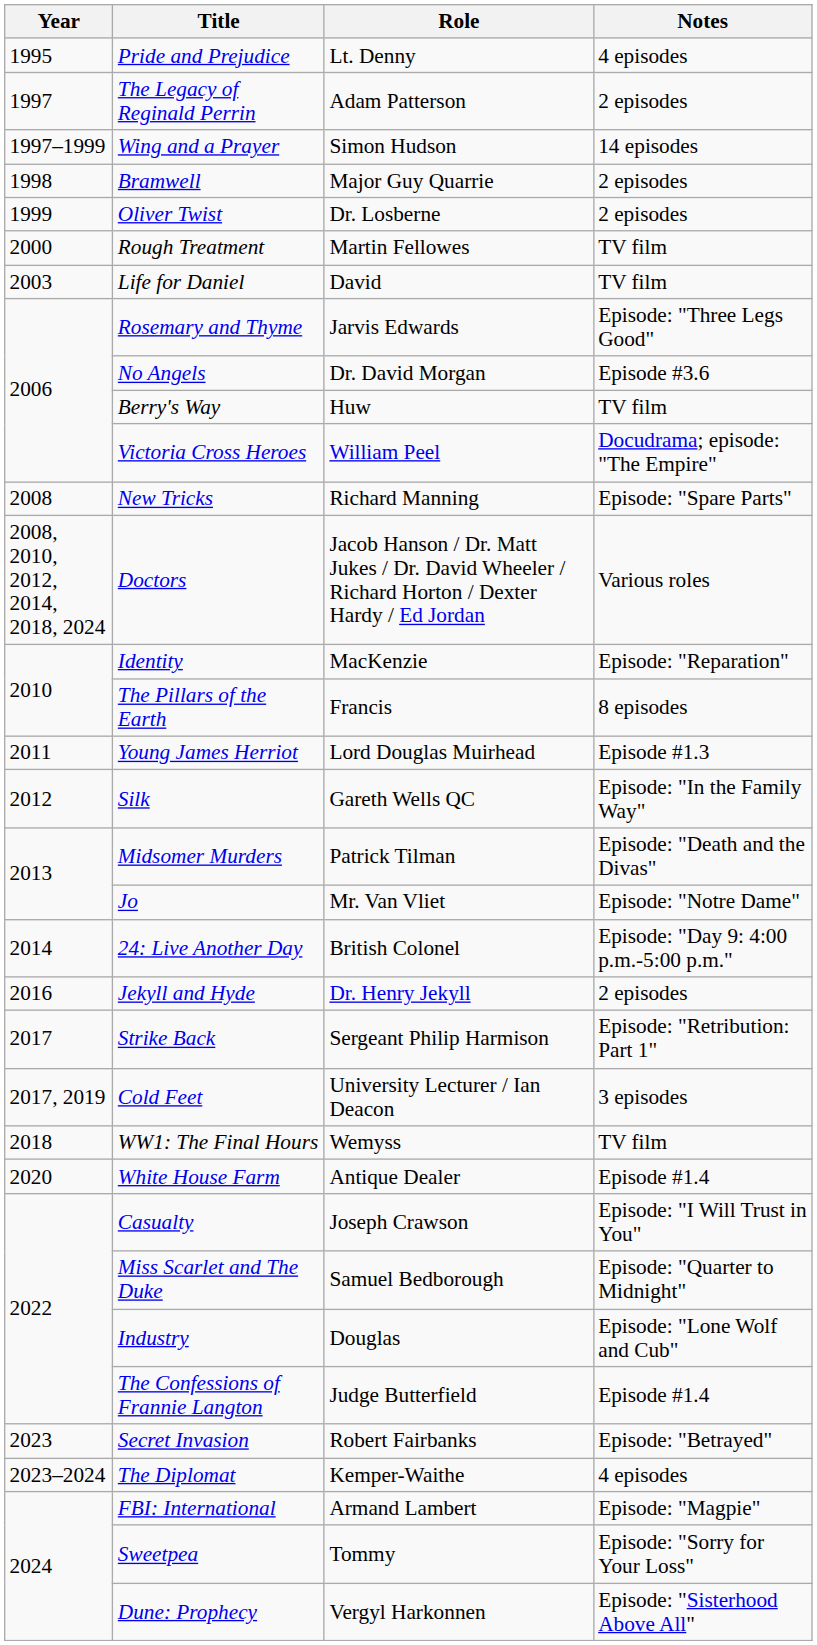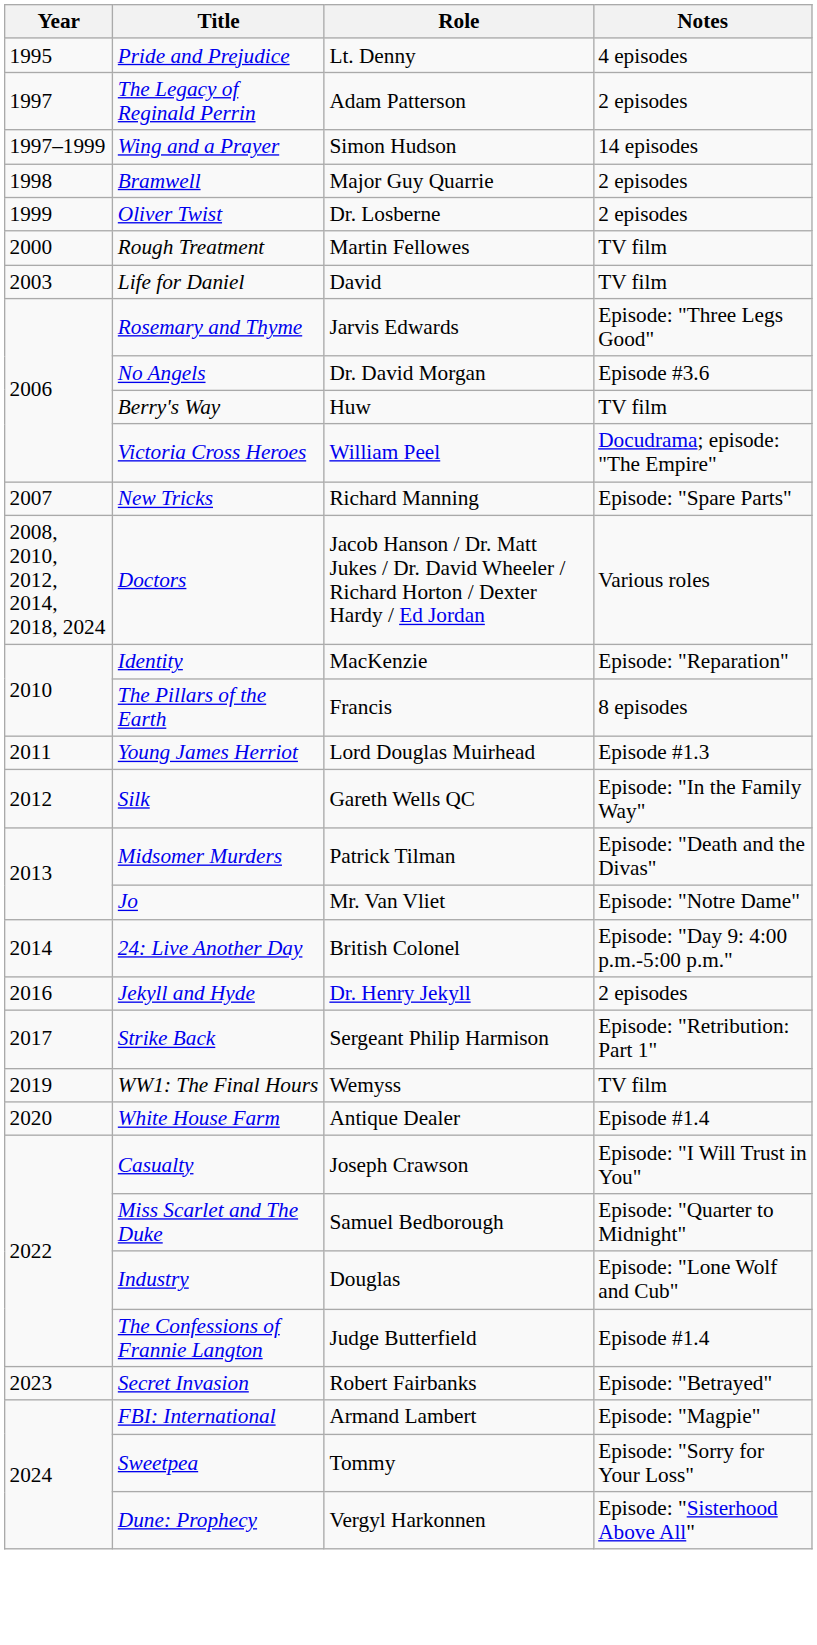(31, 498) 2008 -> (31, 498) 2007
- row: (160, 1096)
(31, 1142) 2018 -> (31, 1084) 2019
- row: (177, 1474)
